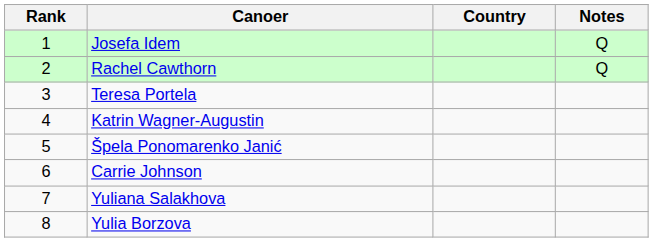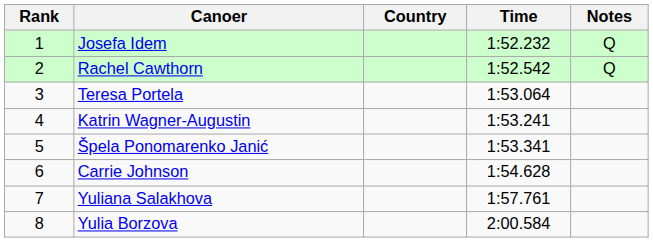+ column: (519, 17)
